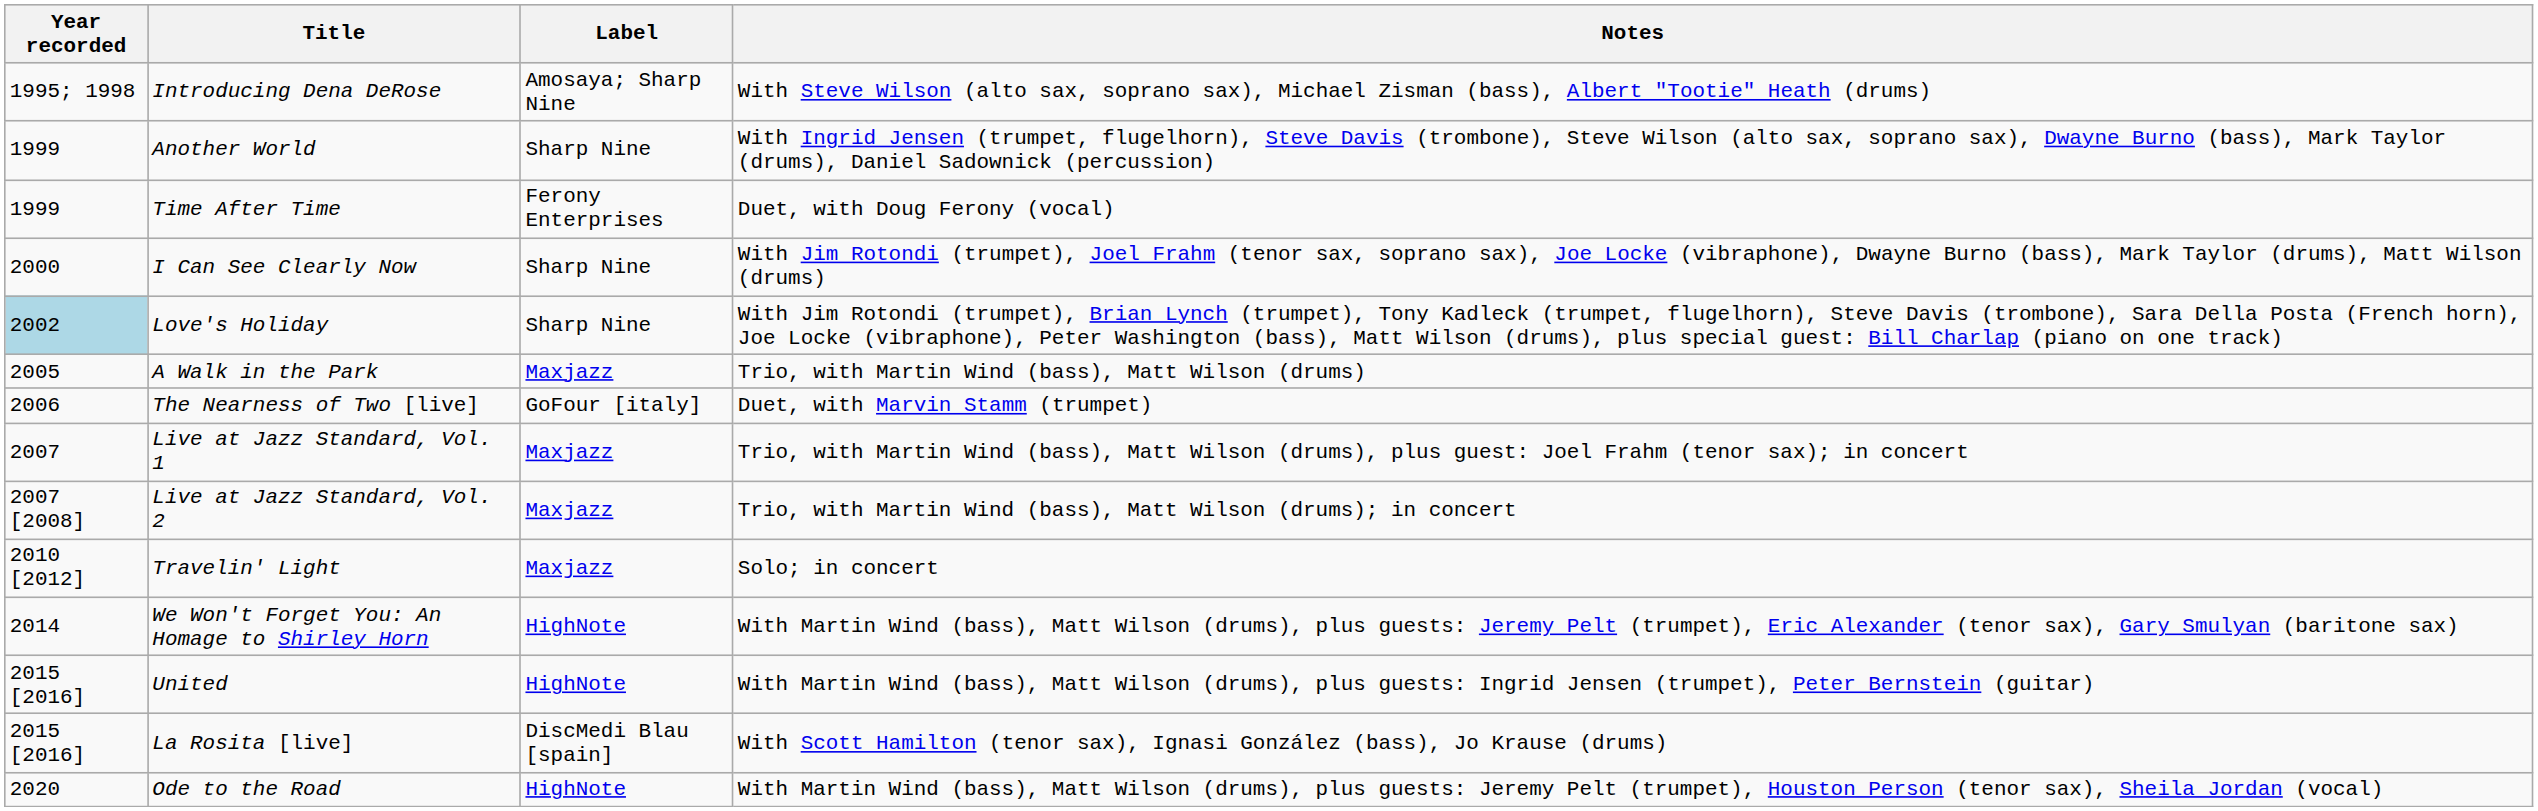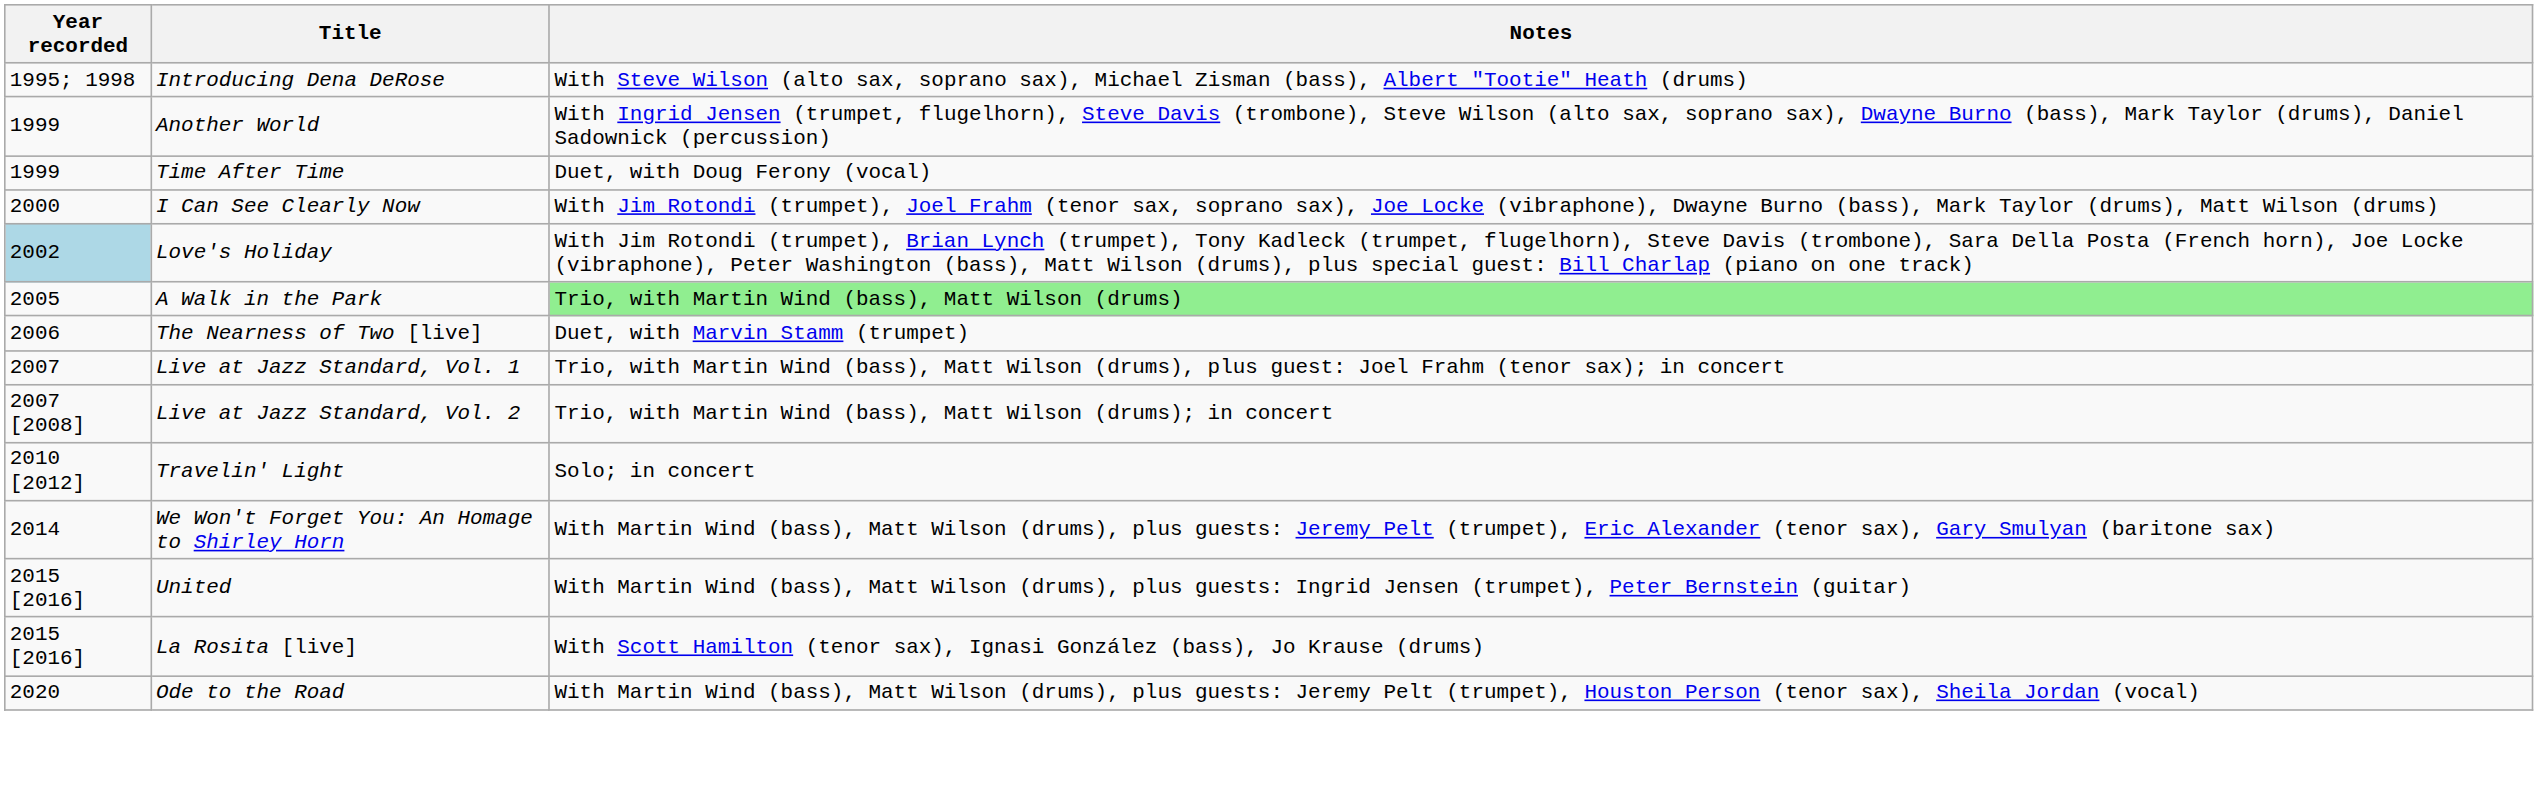- column: (627, 34)
(1052, 371) no background -> (869, 299) lightgreen background
